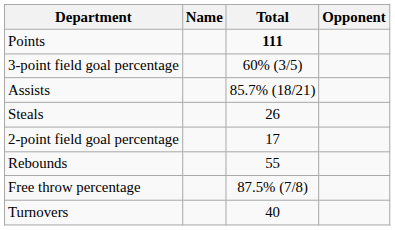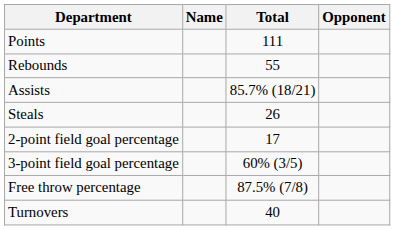(273, 41) bold -> (273, 41) normal
rows swapped: (38, 163) <-> (93, 66)
